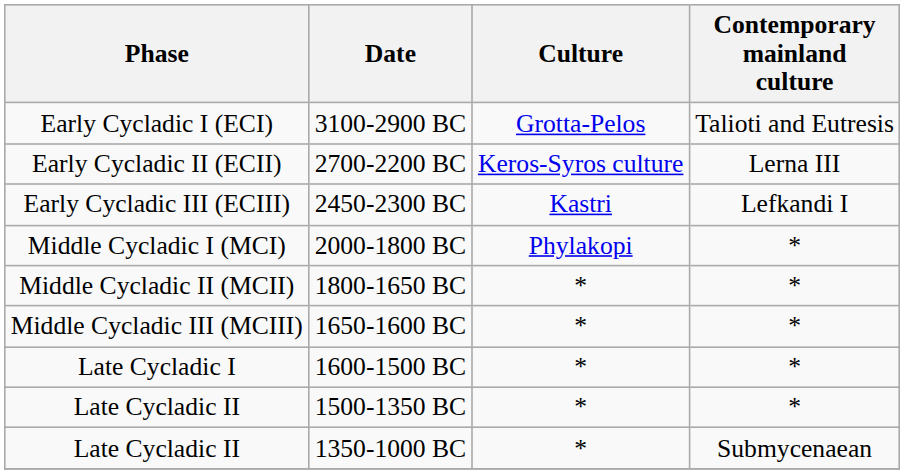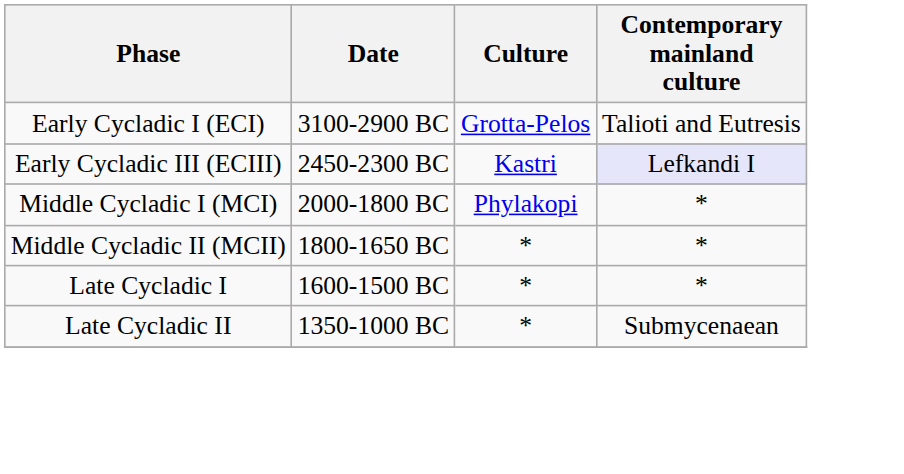- row: (390, 163)
(795, 204) no background -> (701, 163) lavender background
- row: (390, 326)
- row: (390, 407)
